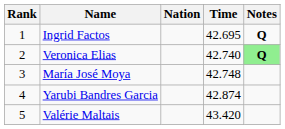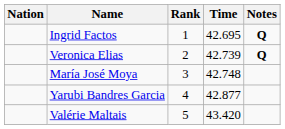columns swapped: (22, 14) <-> (182, 14)
(223, 54) 42.740 -> (223, 54) 42.739
(262, 54) lightgreen background -> (262, 54) no background
(223, 94) 42.874 -> (223, 94) 42.877
